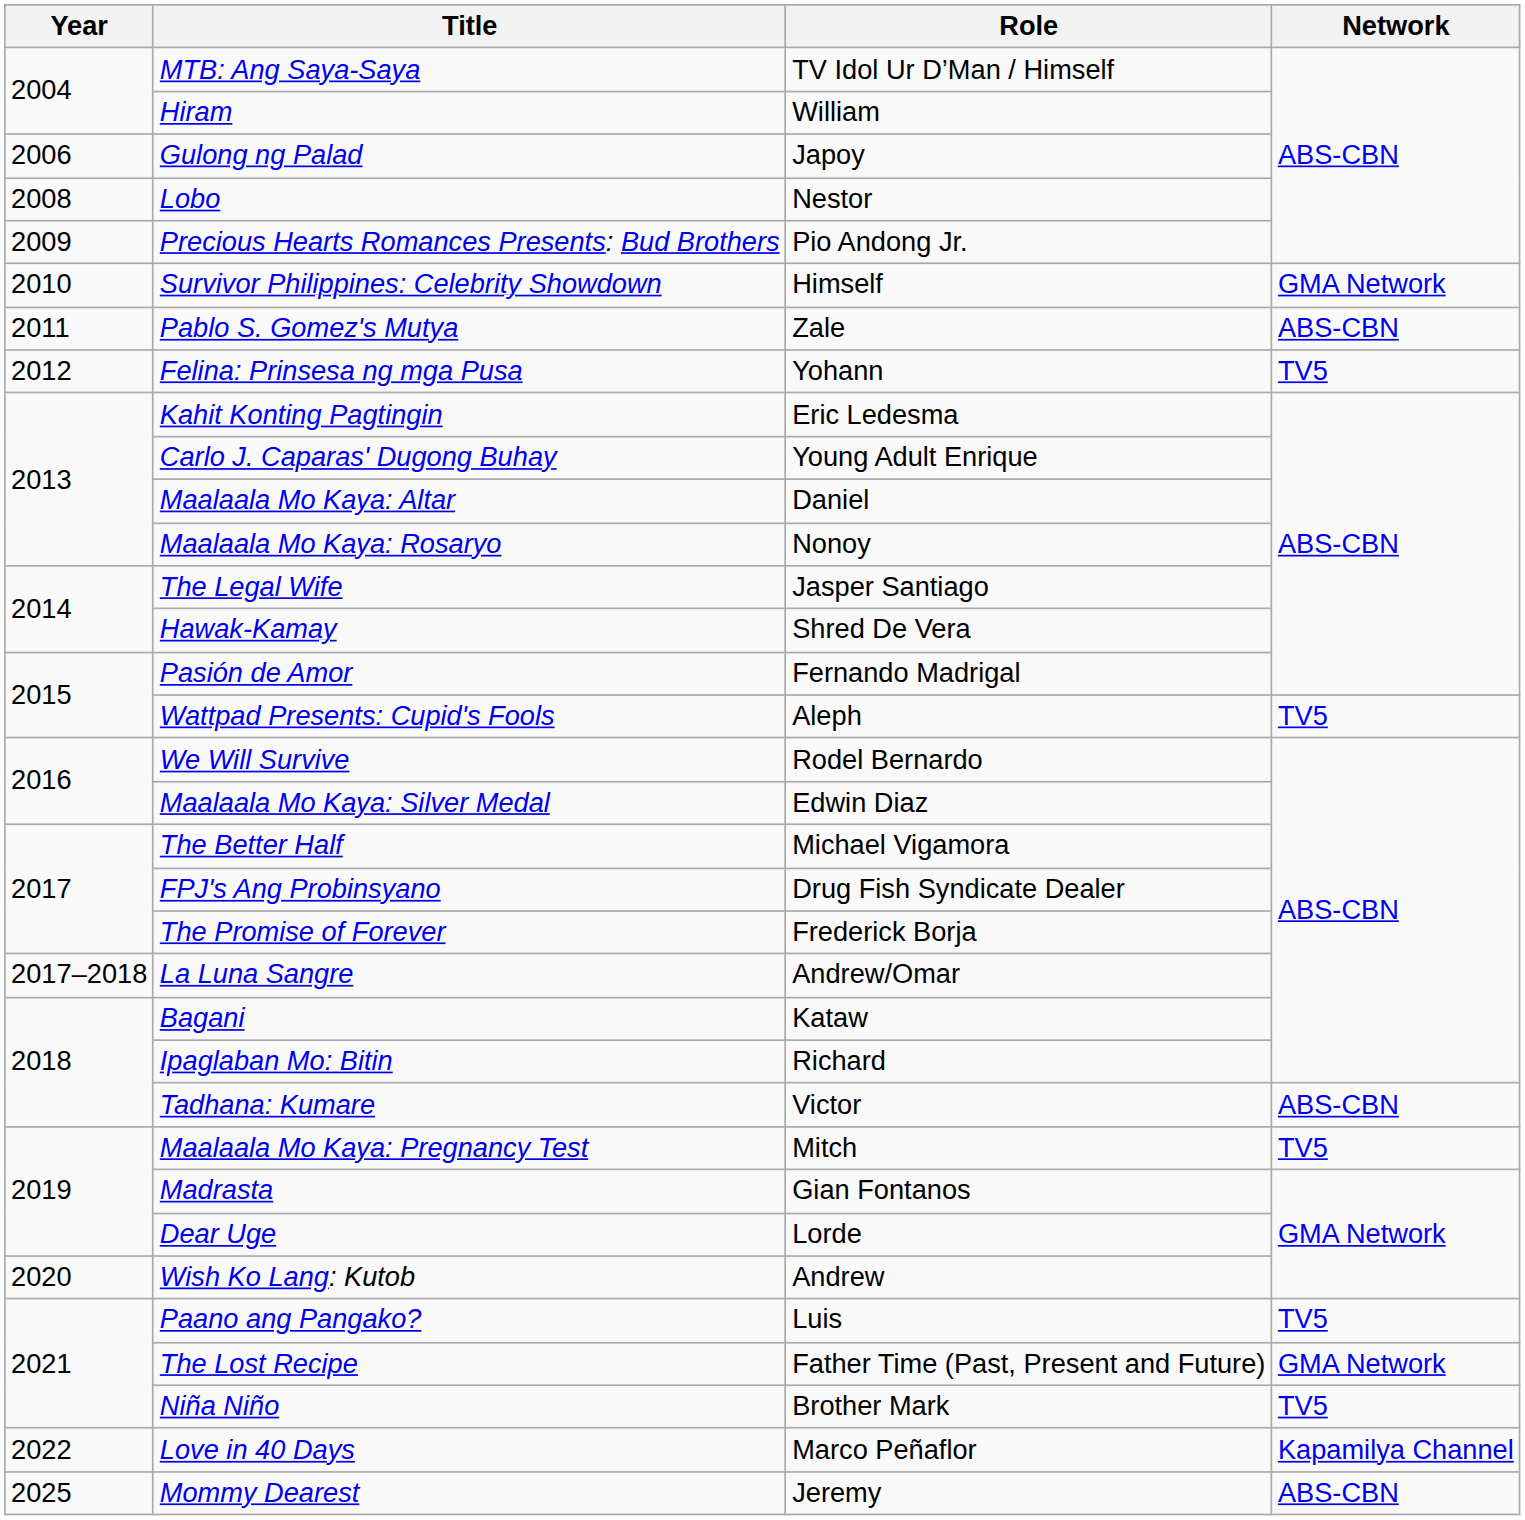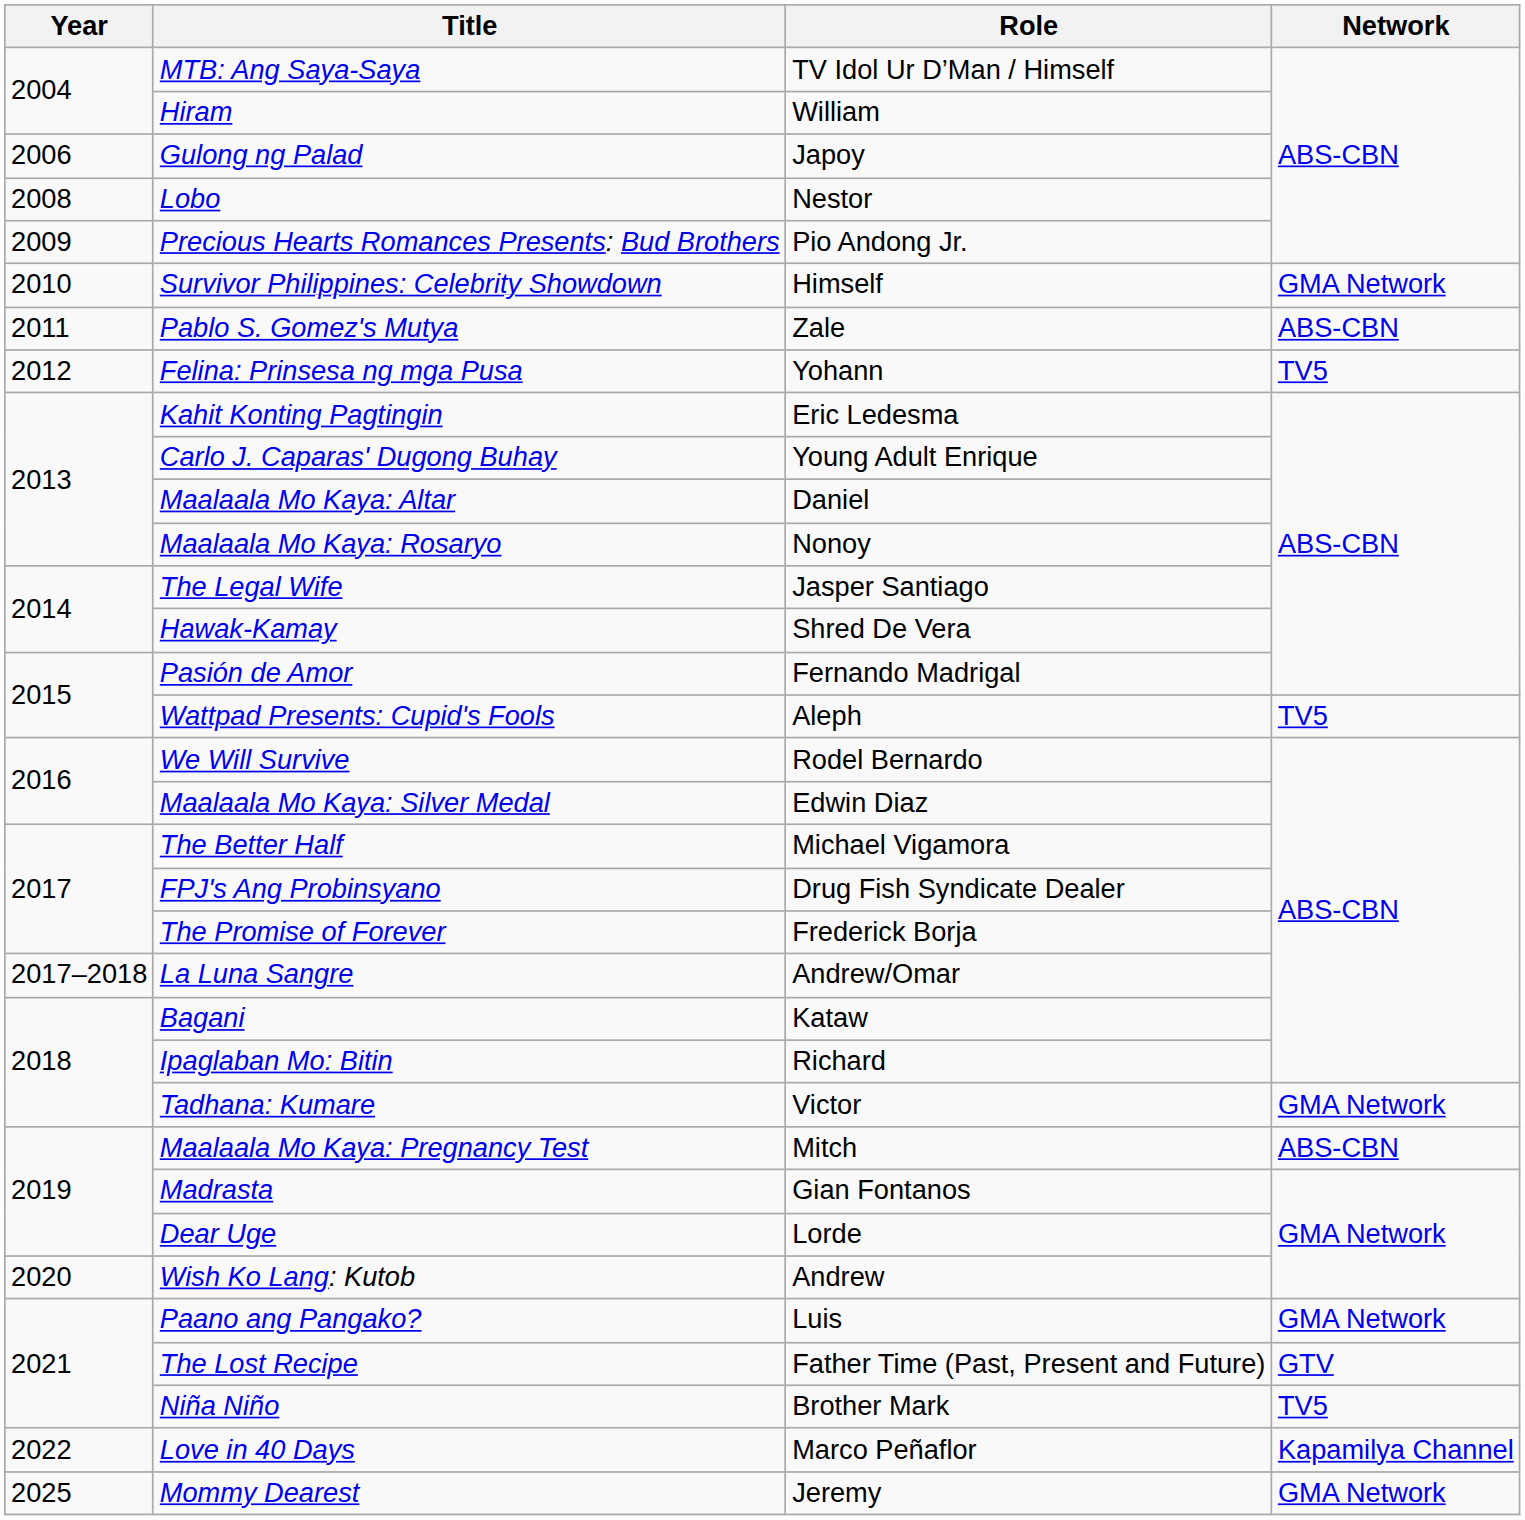(1338, 1104) ABS-CBN -> (1362, 1104) GMA Network
(1303, 1147) TV5 -> (1338, 1147) ABS-CBN
(1303, 1320) TV5 -> (1362, 1320) GMA Network
(1362, 1363) GMA Network -> (1306, 1363) GTV
(1338, 1492) ABS-CBN -> (1362, 1492) GMA Network
